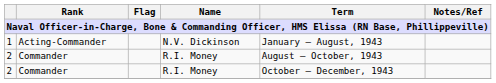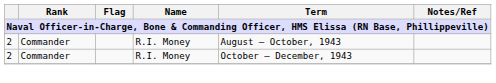- row: (9, 41)
